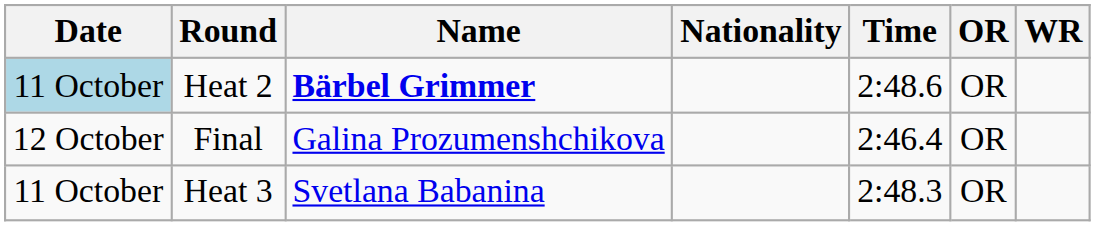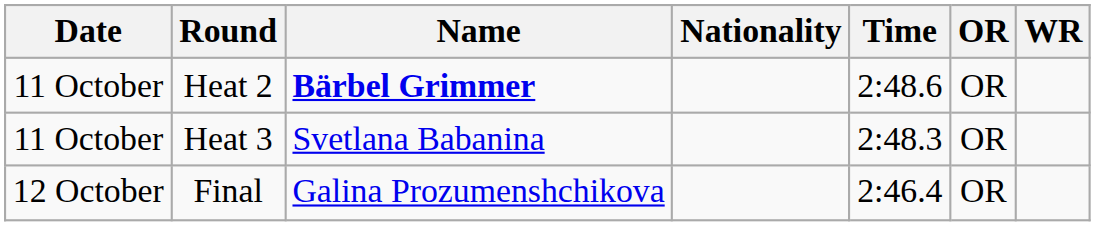(88, 84) lightblue background -> (88, 84) no background
rows swapped: (228, 191) <-> (228, 138)
